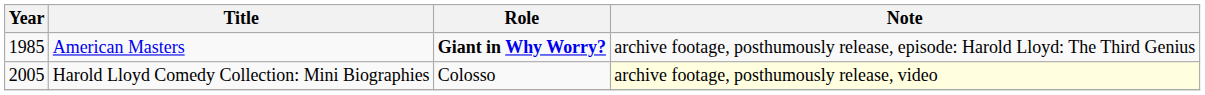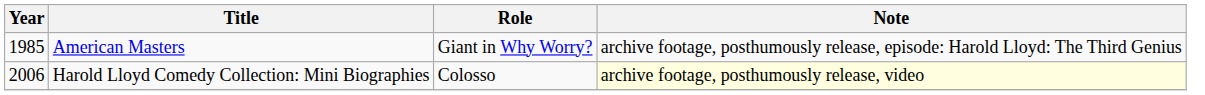(522, 47) bold -> (515, 47) normal
(27, 75) 2005 -> (27, 75) 2006
